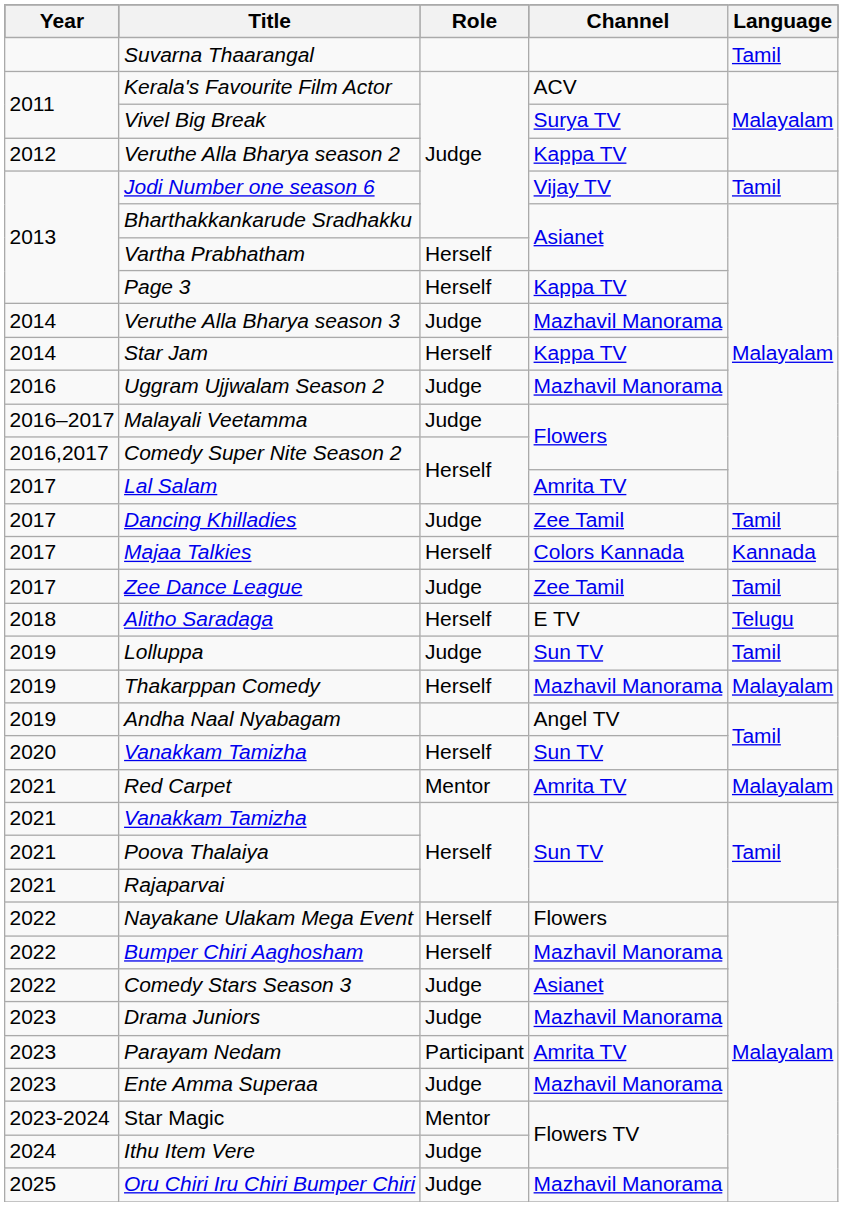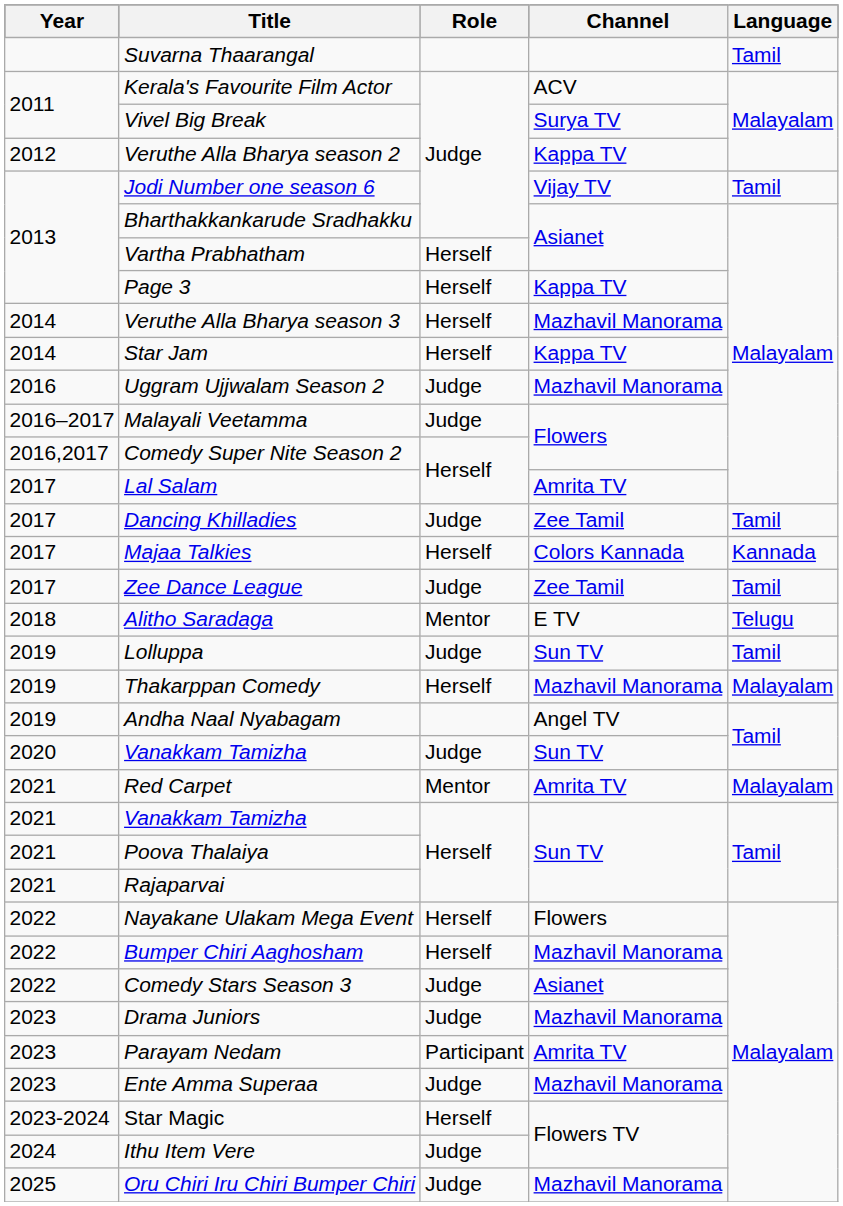(453, 320) Judge -> (458, 320) Herself
(458, 619) Herself -> (458, 619) Mentor
(458, 752) Herself -> (453, 752) Judge
(458, 1118) Mentor -> (458, 1118) Herself
